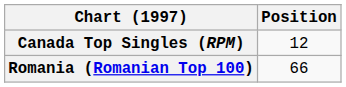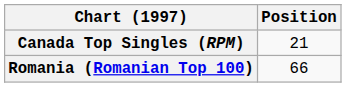(299, 43) 12 -> (299, 43) 21
